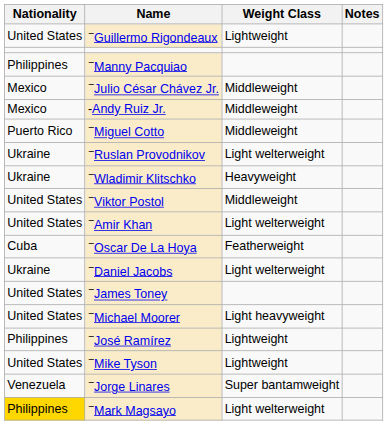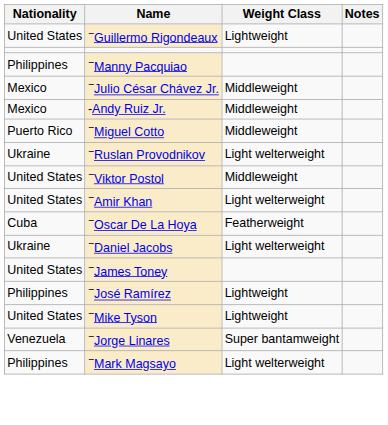- row: (142, 177)
- row: (134, 316)
(37, 408) gold background -> (37, 362) no background
